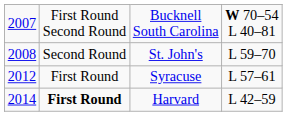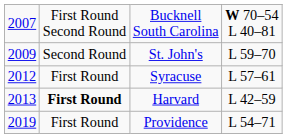(22, 54) 2008 -> (22, 54) 2009
(22, 99) 2014 -> (22, 99) 2013
+ row: (176, 122)
